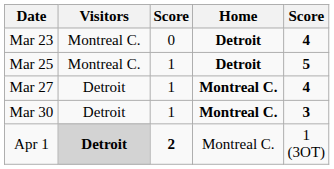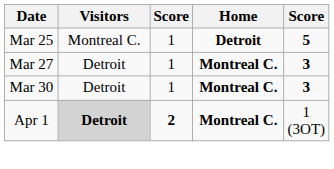- row: (31, 40)
(306, 87) 4 -> (306, 64) 3
(238, 144) normal -> (238, 120) bold
